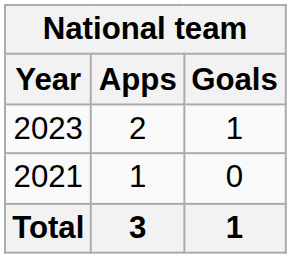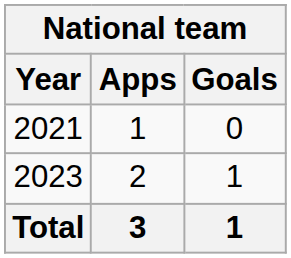rows swapped: (48, 177) <-> (48, 128)
